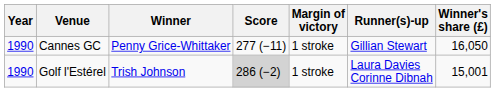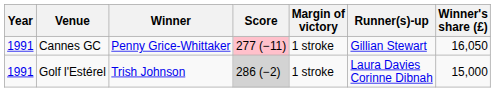(20, 46) 1990 -> (20, 46) 1991
(261, 46) no background -> (261, 46) pink background
(20, 71) 1990 -> (20, 71) 1991
(470, 71) 15,001 -> (470, 71) 15,000
